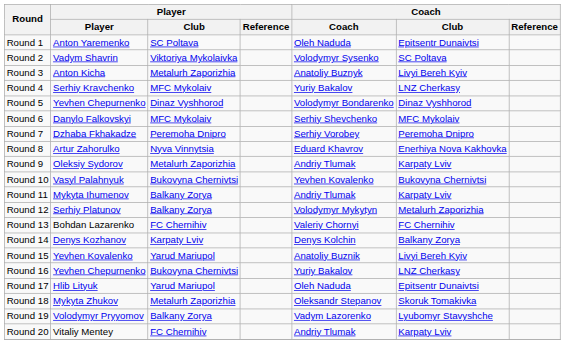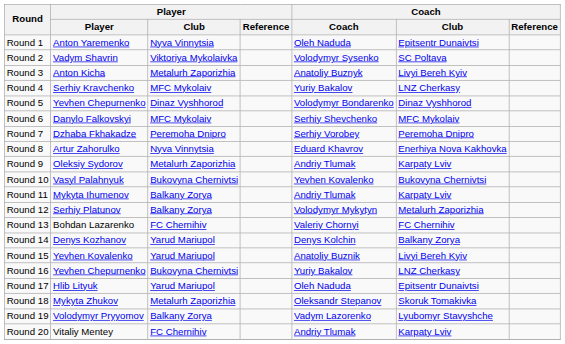(174, 42) SC Poltava -> (182, 42) Nyva Vinnytsia
(177, 240) Karpaty Lviv -> (183, 240) Yarud Mariupol
